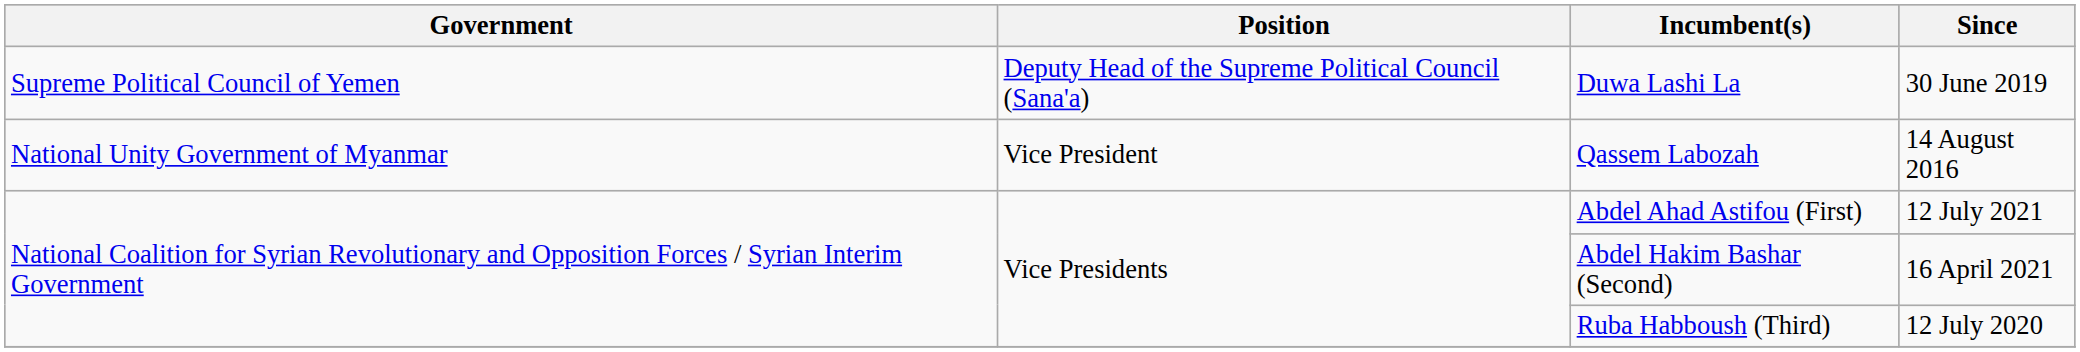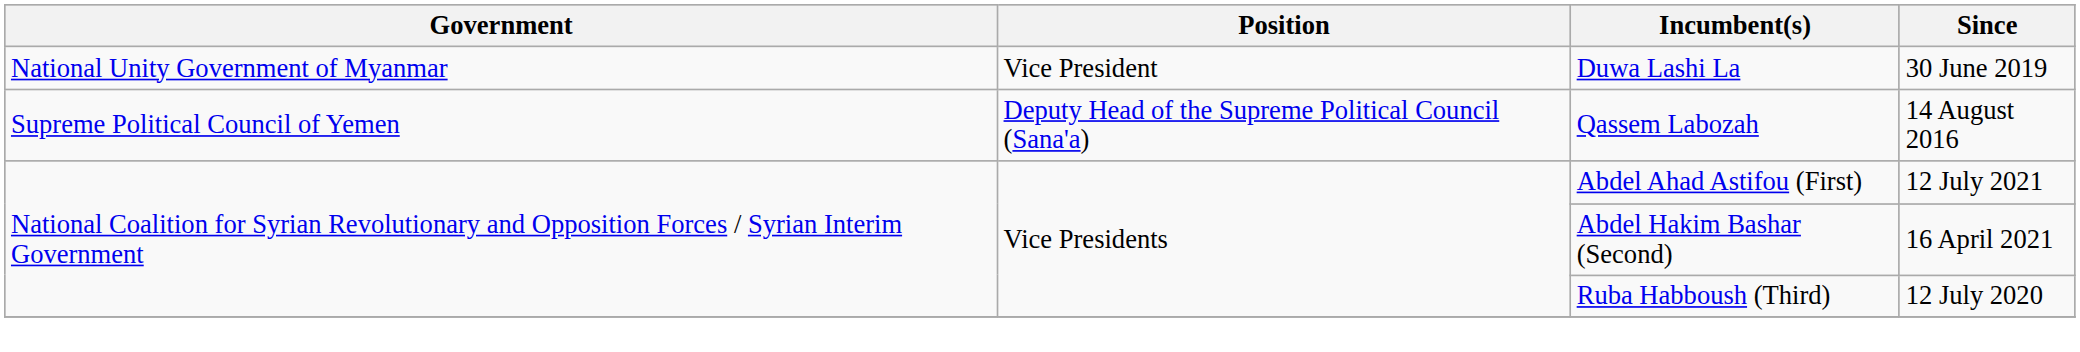(205, 82) Supreme Political Council of Yemen -> (229, 67) National Unity Government of Myanmar
(1251, 82) Deputy Head of the Supreme Political Council (Sana'a) -> (1081, 67) Vice President
(229, 154) National Unity Government of Myanmar -> (205, 124) Supreme Political Council of Yemen
(1081, 154) Vice President -> (1251, 124) Deputy Head of the Supreme Political Council (Sana'a)
